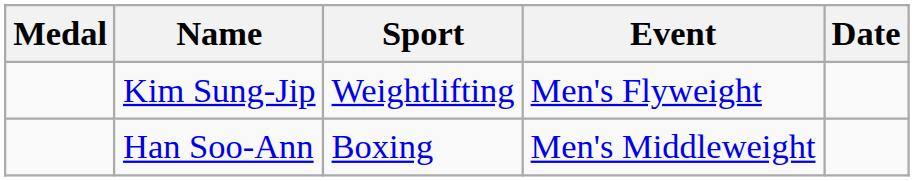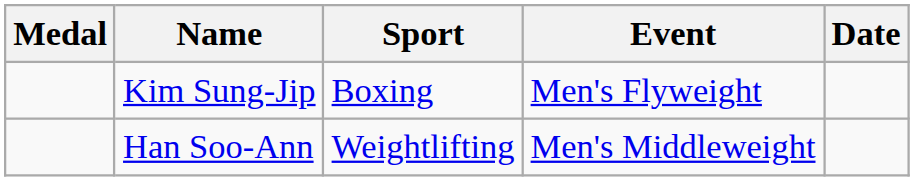(423, 90) Weightlifting -> (382, 90) Boxing
(382, 146) Boxing -> (423, 146) Weightlifting
